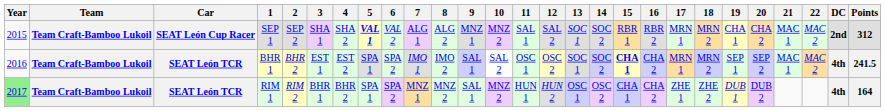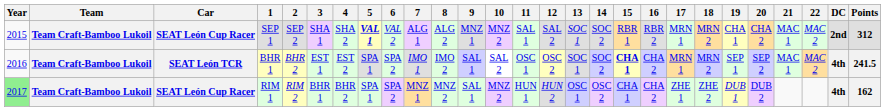(206, 91) SEAT León TCR -> (206, 91) SEAT León Cup Racer
(865, 91) 164 -> (865, 91) 162
